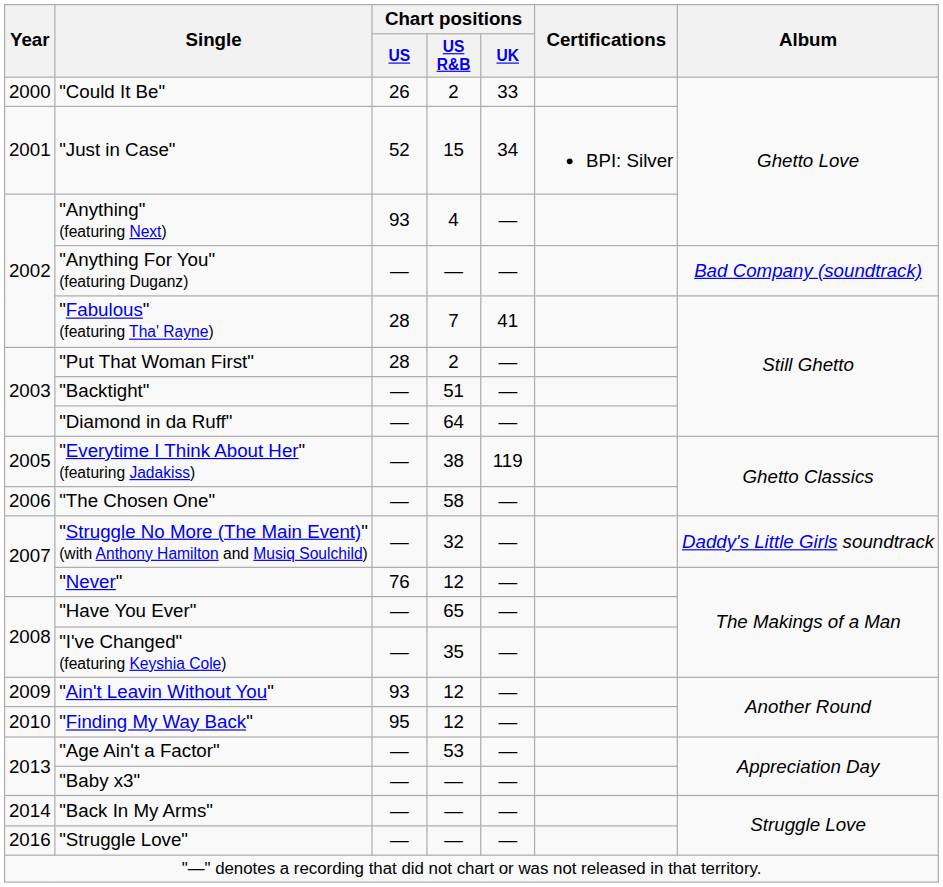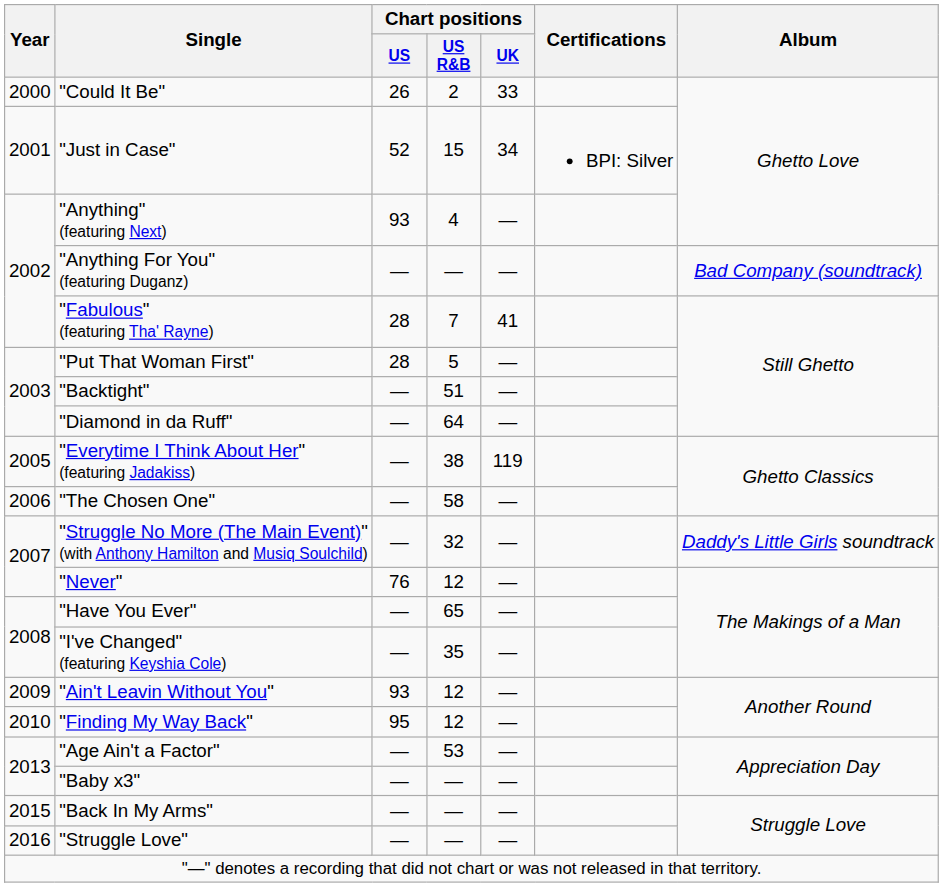(454, 361) 2 -> (454, 361) 5
(30, 810) 2014 -> (30, 810) 2015
